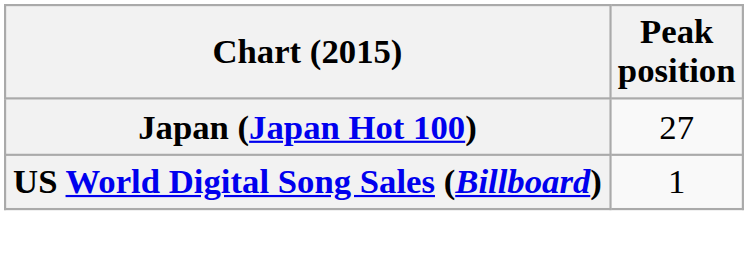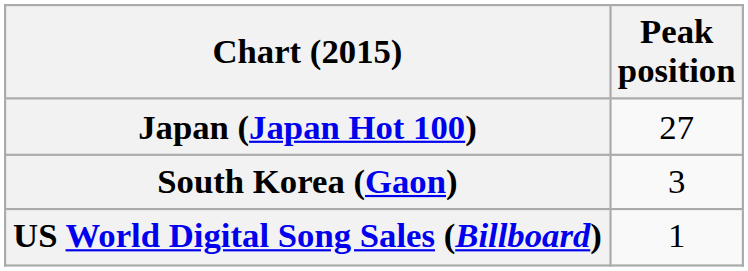+ row: (307, 181)
